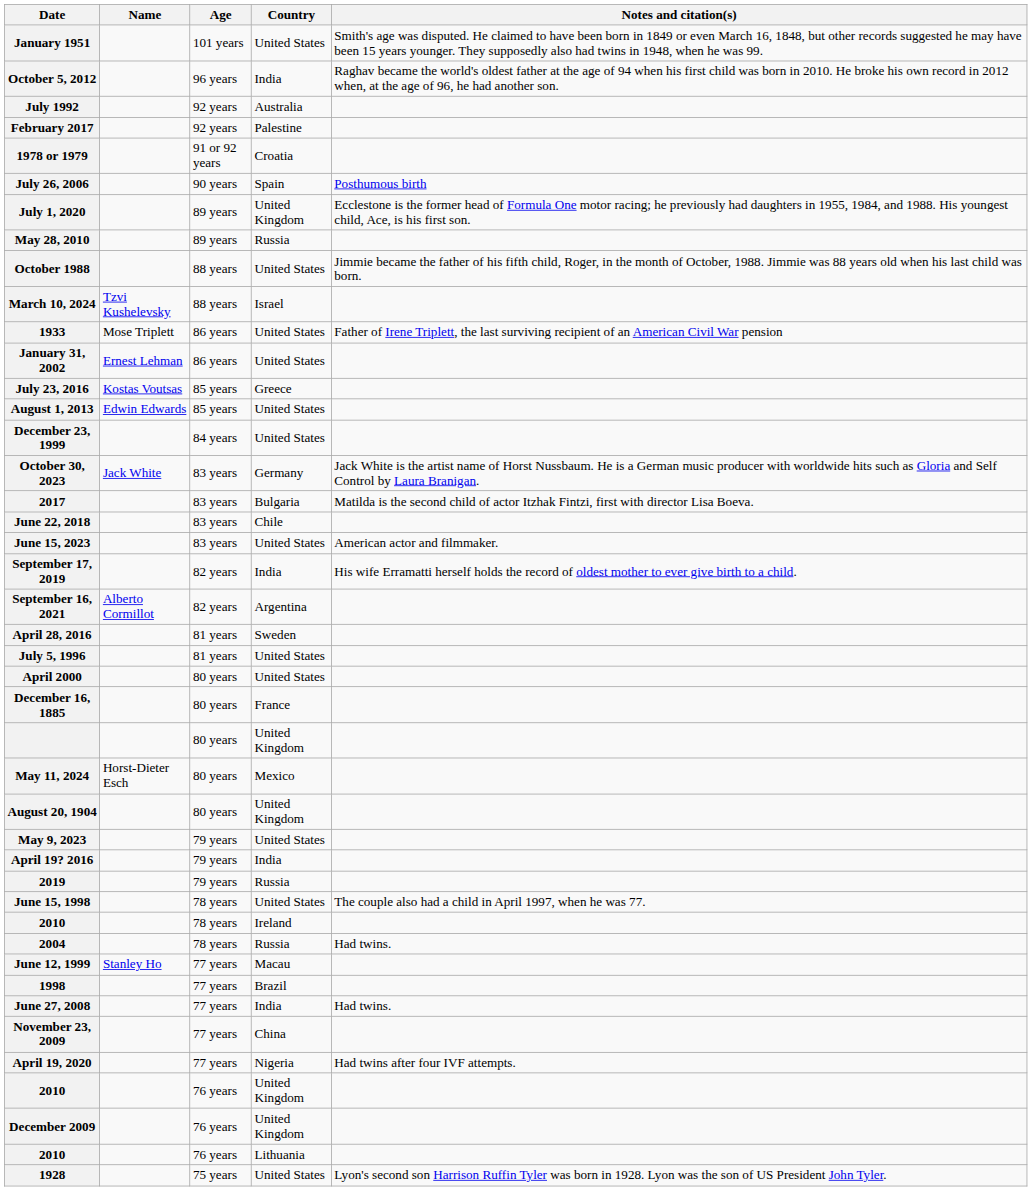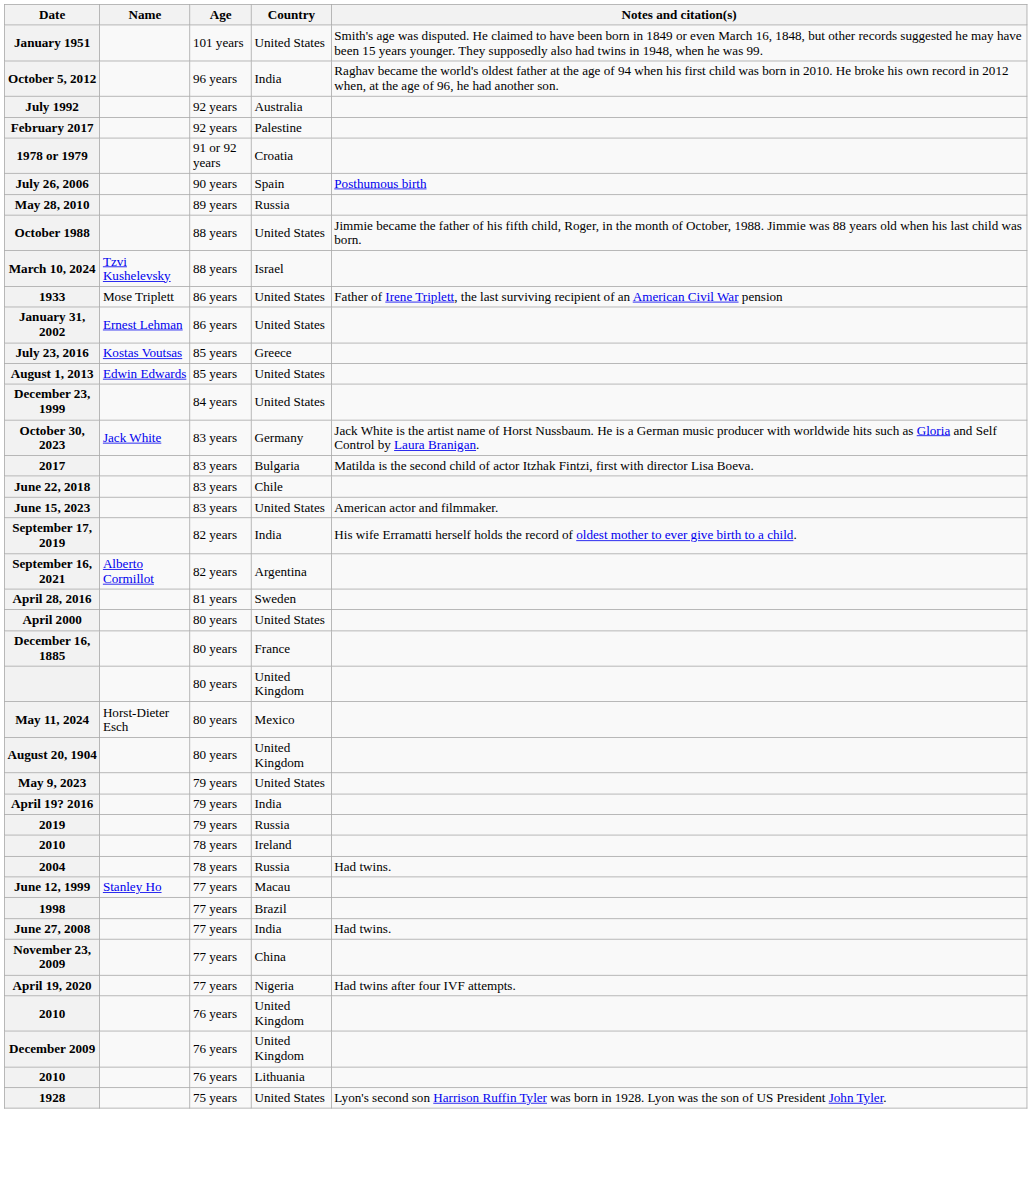- row: (52, 212)
- row: (52, 655)
- row: (52, 902)
